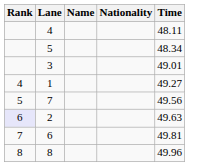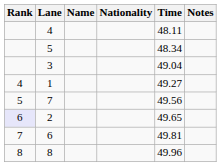+ column: (200, 13)
(170, 65) 49.01 -> (170, 65) 49.04
(170, 118) 49.63 -> (170, 118) 49.65
